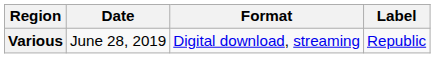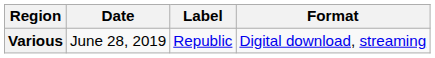columns swapped: (267, 16) <-> (397, 16)
